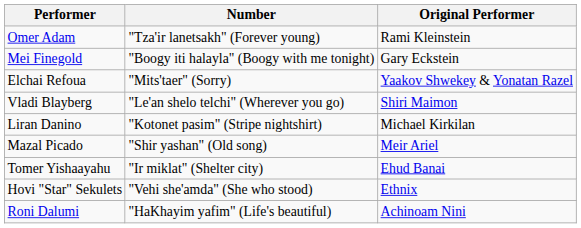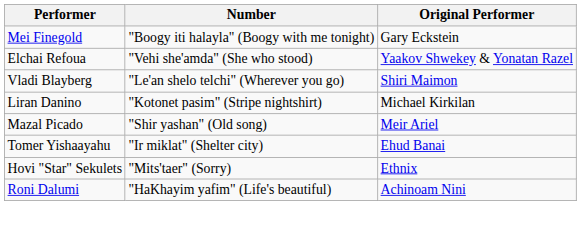- row: (41, 37)
(180, 80) "Mits'taer" (Sorry) -> (220, 59) "Vehi she'amda" (She who stood)
(220, 189) "Vehi she'amda" (She who stood) -> (180, 168) "Mits'taer" (Sorry)
